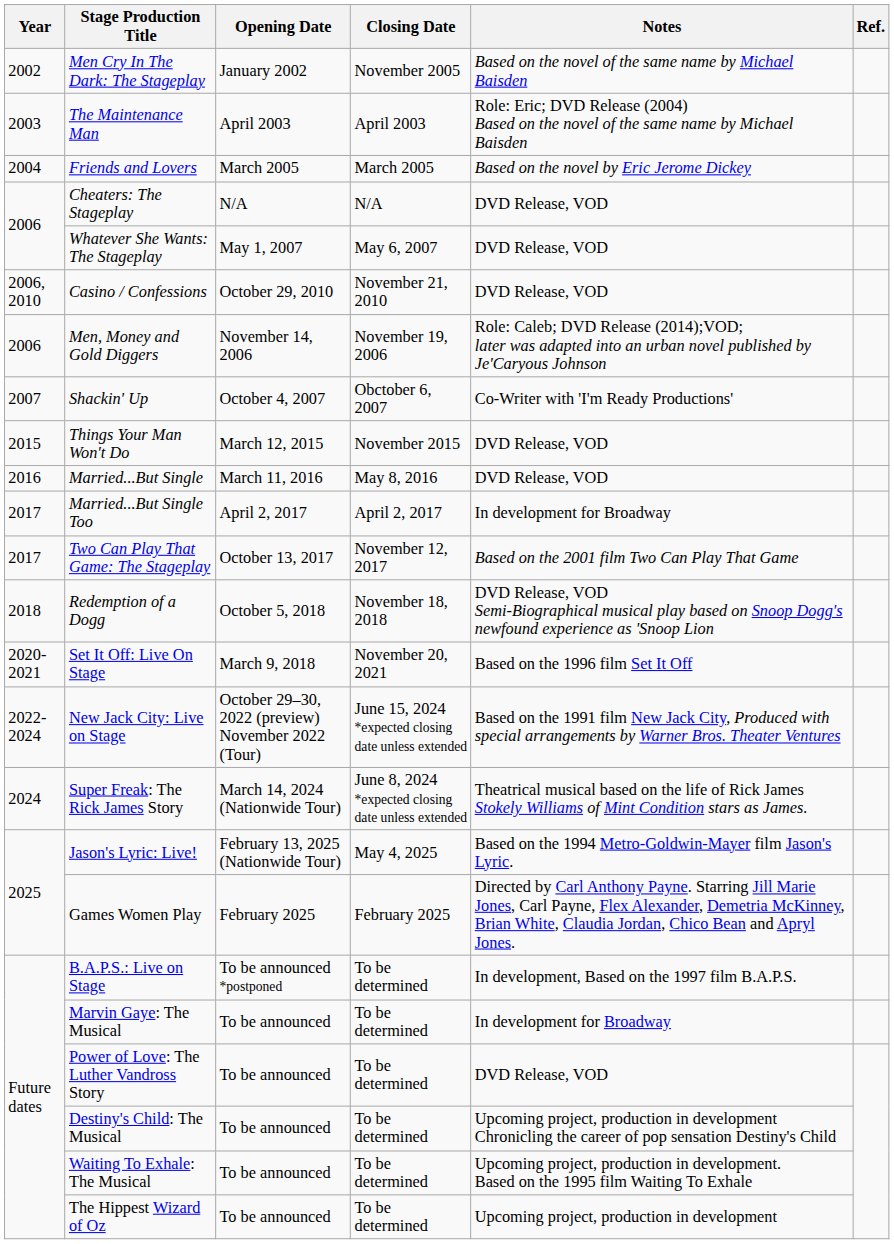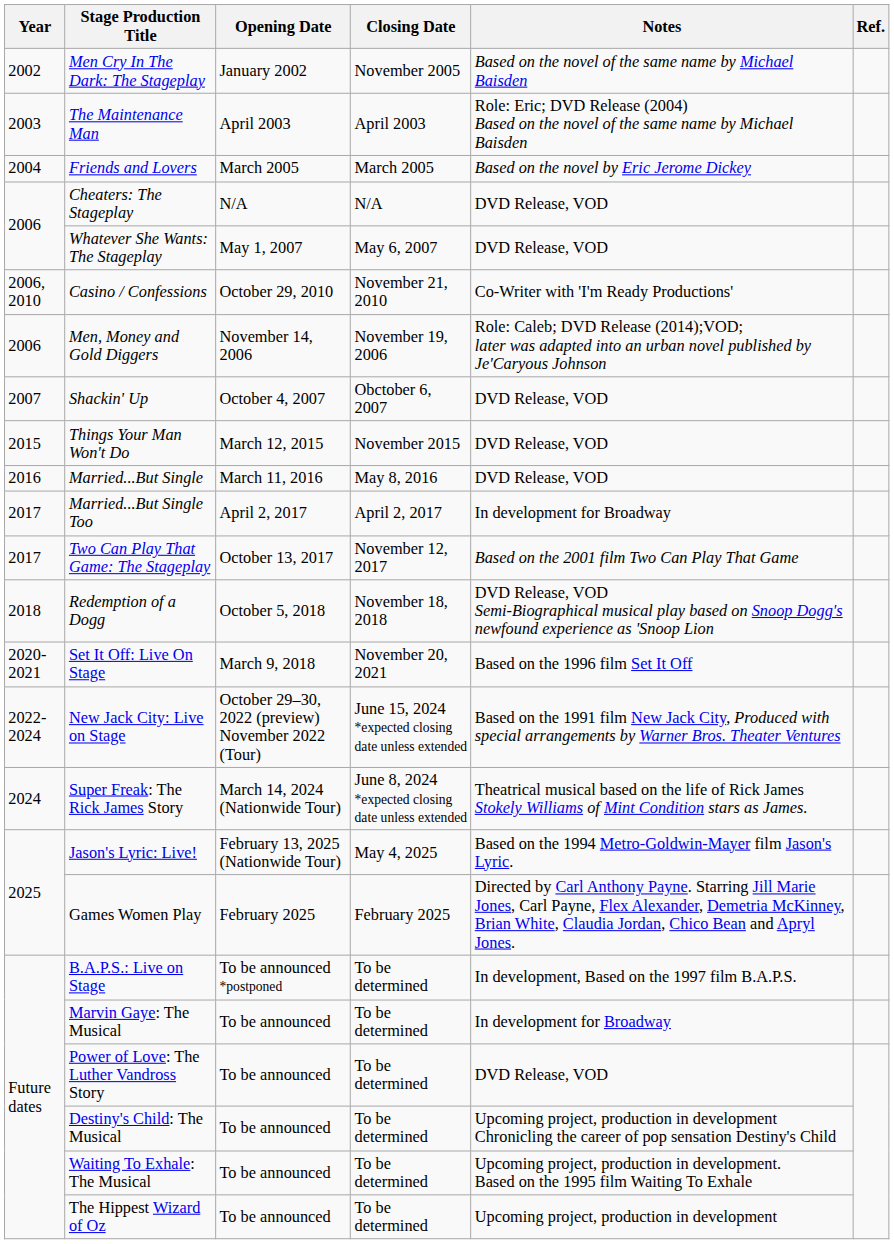(541, 292) DVD Release, VOD -> (604, 292) Co-Writer with 'I'm Ready Productions'
(604, 398) Co-Writer with 'I'm Ready Productions' -> (541, 398) DVD Release, VOD
